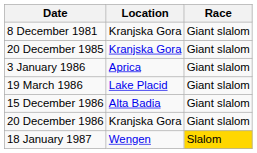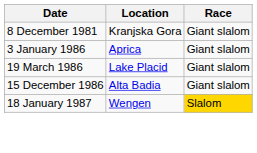- row: (55, 49)
- row: (55, 121)
